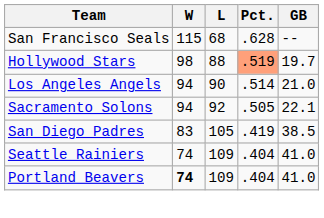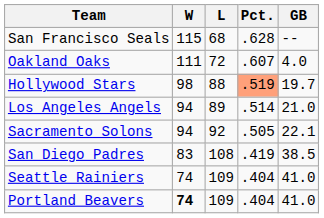+ row: (59, 62)
(217, 85) 90 -> (217, 108) 89
(221, 132) 105 -> (221, 155) 108
